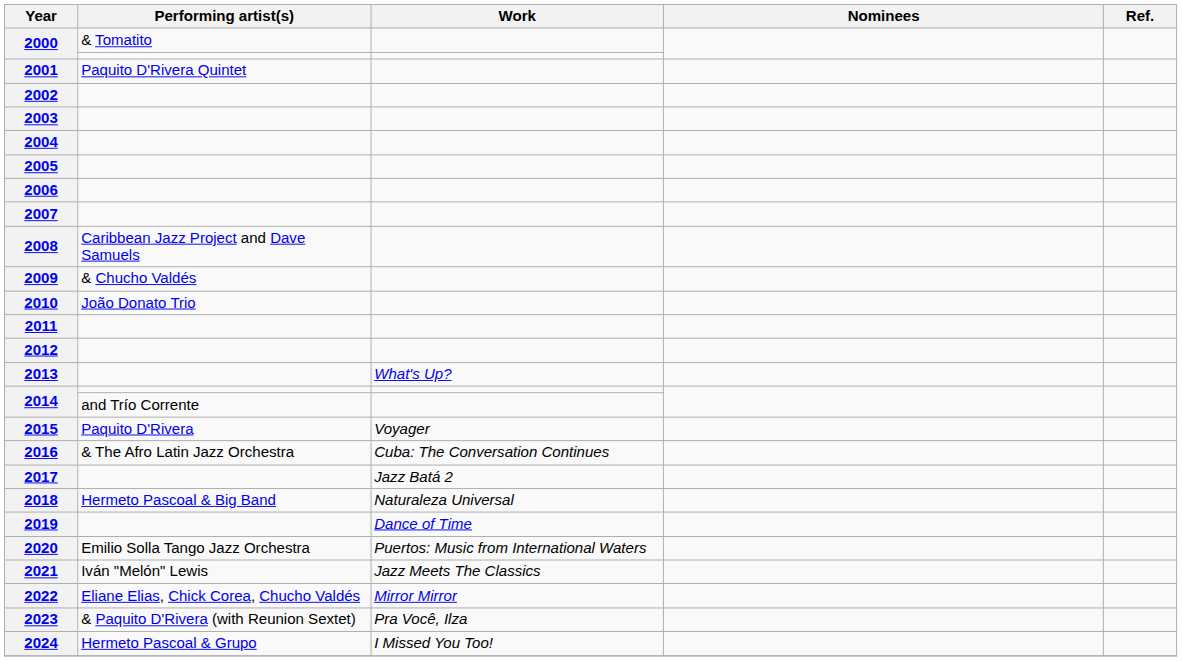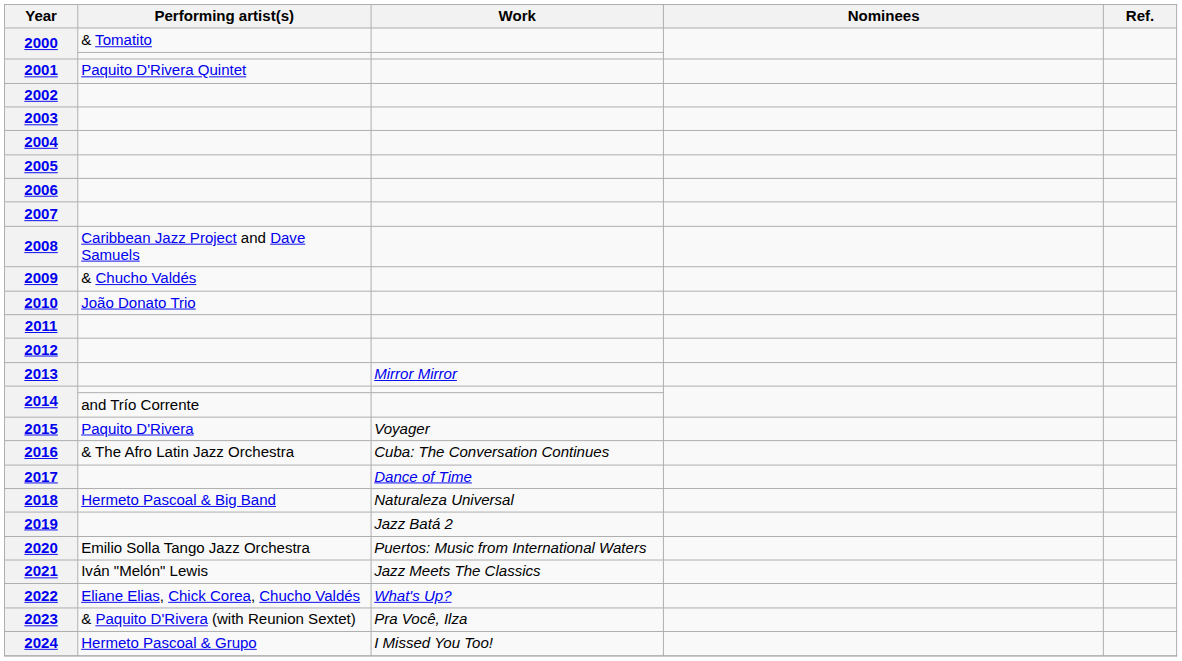(413, 374) What's Up? -> (416, 374) Mirror Mirror
(414, 476) Jazz Batá 2 -> (423, 476) Dance of Time
(423, 524) Dance of Time -> (414, 524) Jazz Batá 2
(416, 595) Mirror Mirror -> (413, 595) What's Up?
